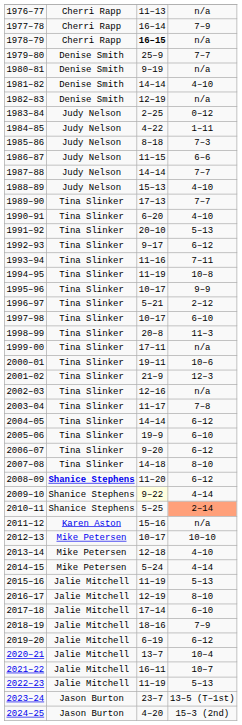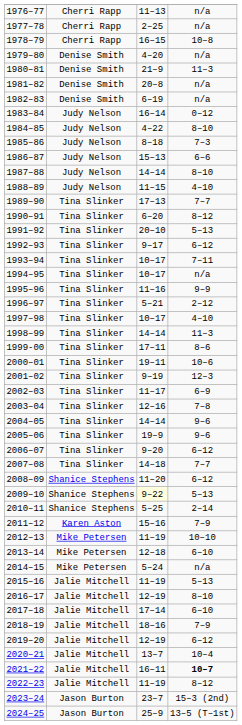(152, 26) 16–14 -> (152, 26) 2–25
(202, 26) 7–9 -> (202, 26) n/a
(152, 41) bold -> (152, 41) normal
(202, 41) n/a -> (202, 41) 10–8
(152, 56) 25–9 -> (152, 56) 4–20
(202, 56) 7–7 -> (202, 56) n/a
(152, 70) 9–19 -> (152, 70) 21–9
(202, 70) n/a -> (202, 70) 11–3
(152, 85) 14–14 -> (152, 85) 20–8
(202, 85) 4–10 -> (202, 85) n/a
(152, 99) 12–19 -> (152, 99) 6–19
(152, 114) 2–25 -> (152, 114) 16–14
(202, 129) 1–11 -> (202, 129) 8–10
(152, 158) 11–15 -> (152, 158) 15–13
(202, 172) 7–7 -> (202, 172) 8–10
(152, 187) 15–13 -> (152, 187) 11–15
(202, 216) 4–10 -> (202, 216) 8–12
(152, 260) 11–16 -> (152, 260) 10–17
(152, 275) 11–19 -> (152, 275) 10–17
(202, 275) 10–8 -> (202, 275) n/a
(152, 289) 10–17 -> (152, 289) 11–16
(202, 319) 6–10 -> (202, 319) 4–10
(152, 333) 20–8 -> (152, 333) 14–14
(202, 348) n/a -> (202, 348) 8–6
(152, 377) 21–9 -> (152, 377) 9–19
(152, 392) 12–16 -> (152, 392) 11–17
(202, 392) n/a -> (202, 392) 6–9
(152, 406) 11–17 -> (152, 406) 12–16
(202, 421) 6–12 -> (202, 421) 9–6
(202, 436) 6–10 -> (202, 436) 9–6
(202, 465) 8–10 -> (202, 465) 7–7
(91, 479) bold -> (91, 479) normal
(202, 494) 4–14 -> (202, 494) 5–13
(202, 509) lightsalmon background -> (202, 509) no background
(202, 523) n/a -> (202, 523) 7–9
(152, 538) 10–17 -> (152, 538) 11–19
(202, 553) 4–10 -> (202, 553) 6–10
(202, 567) 4–14 -> (202, 567) n/a
(152, 640) 6–19 -> (152, 640) 12–19
(202, 670) normal -> (202, 670) bold
(202, 684) 5–13 -> (202, 684) 8–12
(202, 699) 13–5 (T–1st) -> (202, 699) 15–3 (2nd)
(152, 713) 4–20 -> (152, 713) 25–9
(202, 713) 15–3 (2nd) -> (202, 713) 13–5 (T–1st)
